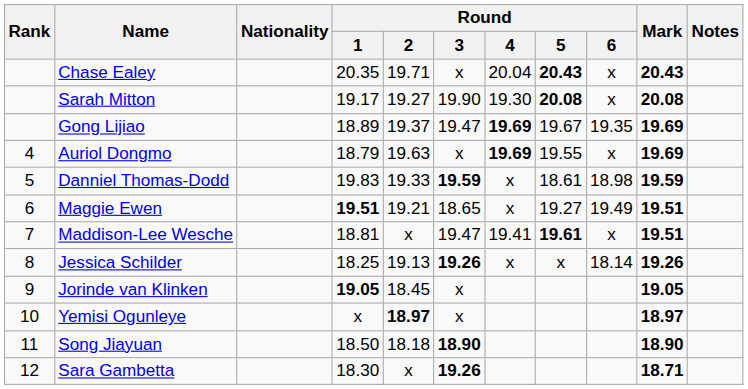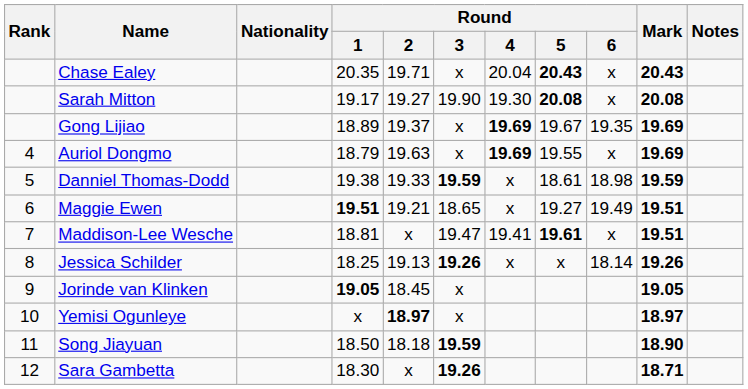(459, 126) 19.47 -> (459, 126) x
(358, 180) 19.83 -> (358, 180) 19.38
(459, 343) 18.90 -> (459, 343) 19.59
